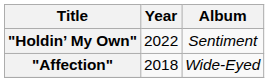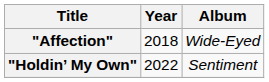rows swapped: (72, 65) <-> (72, 41)
